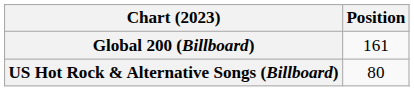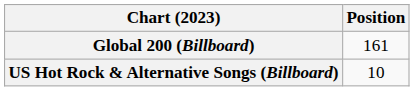(376, 72) 80 -> (376, 72) 10
